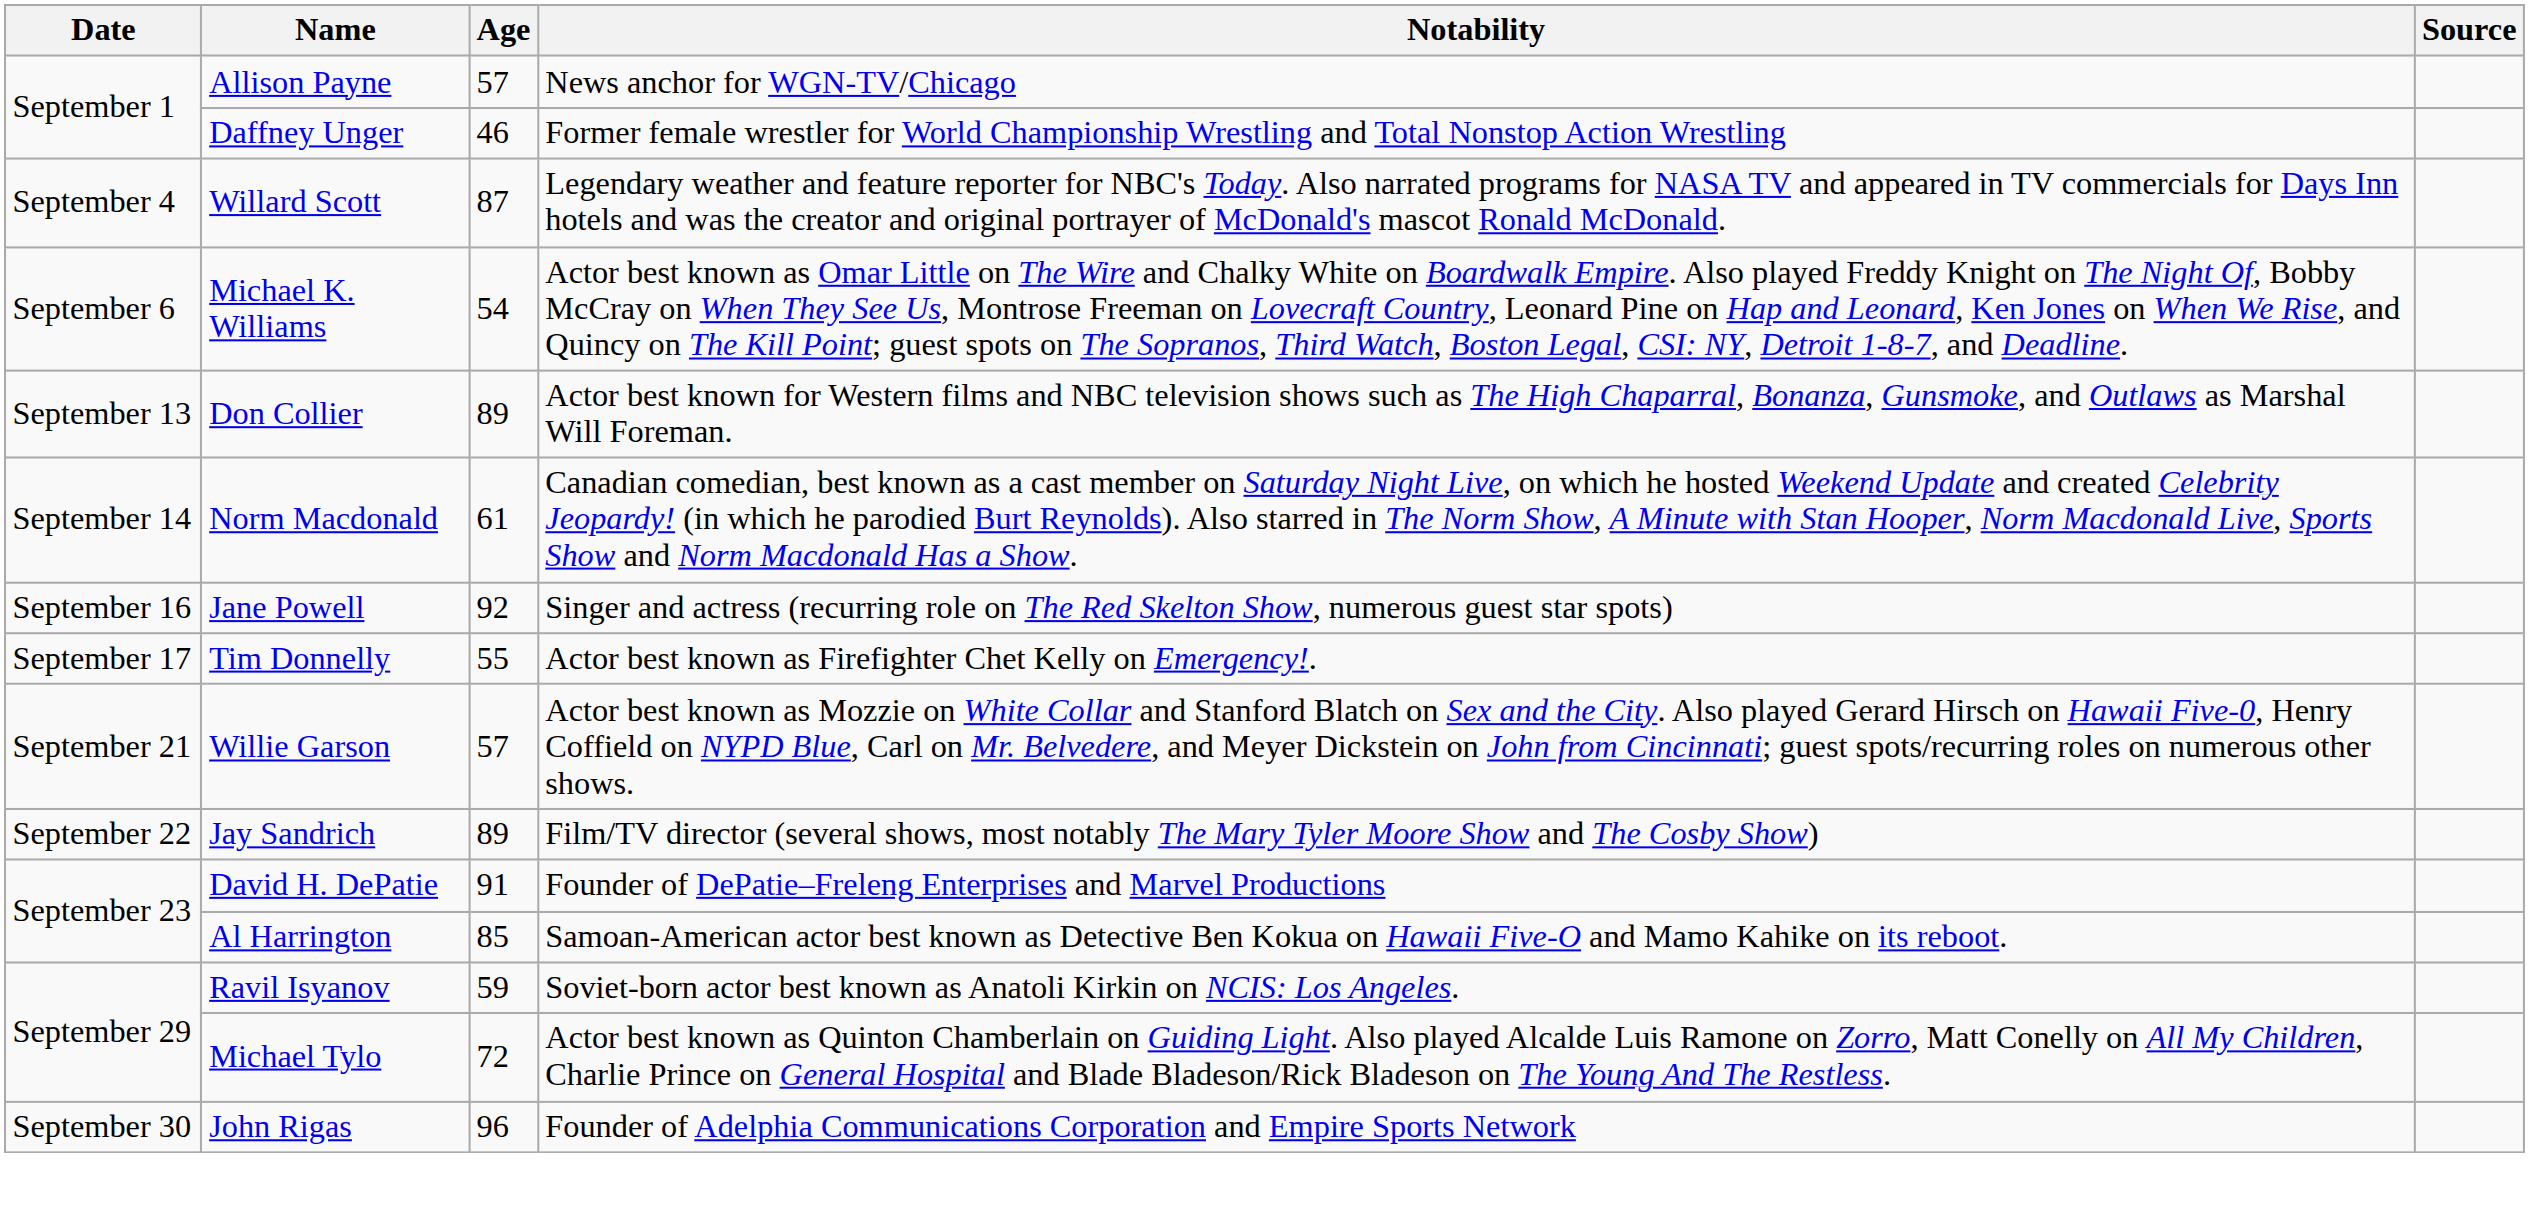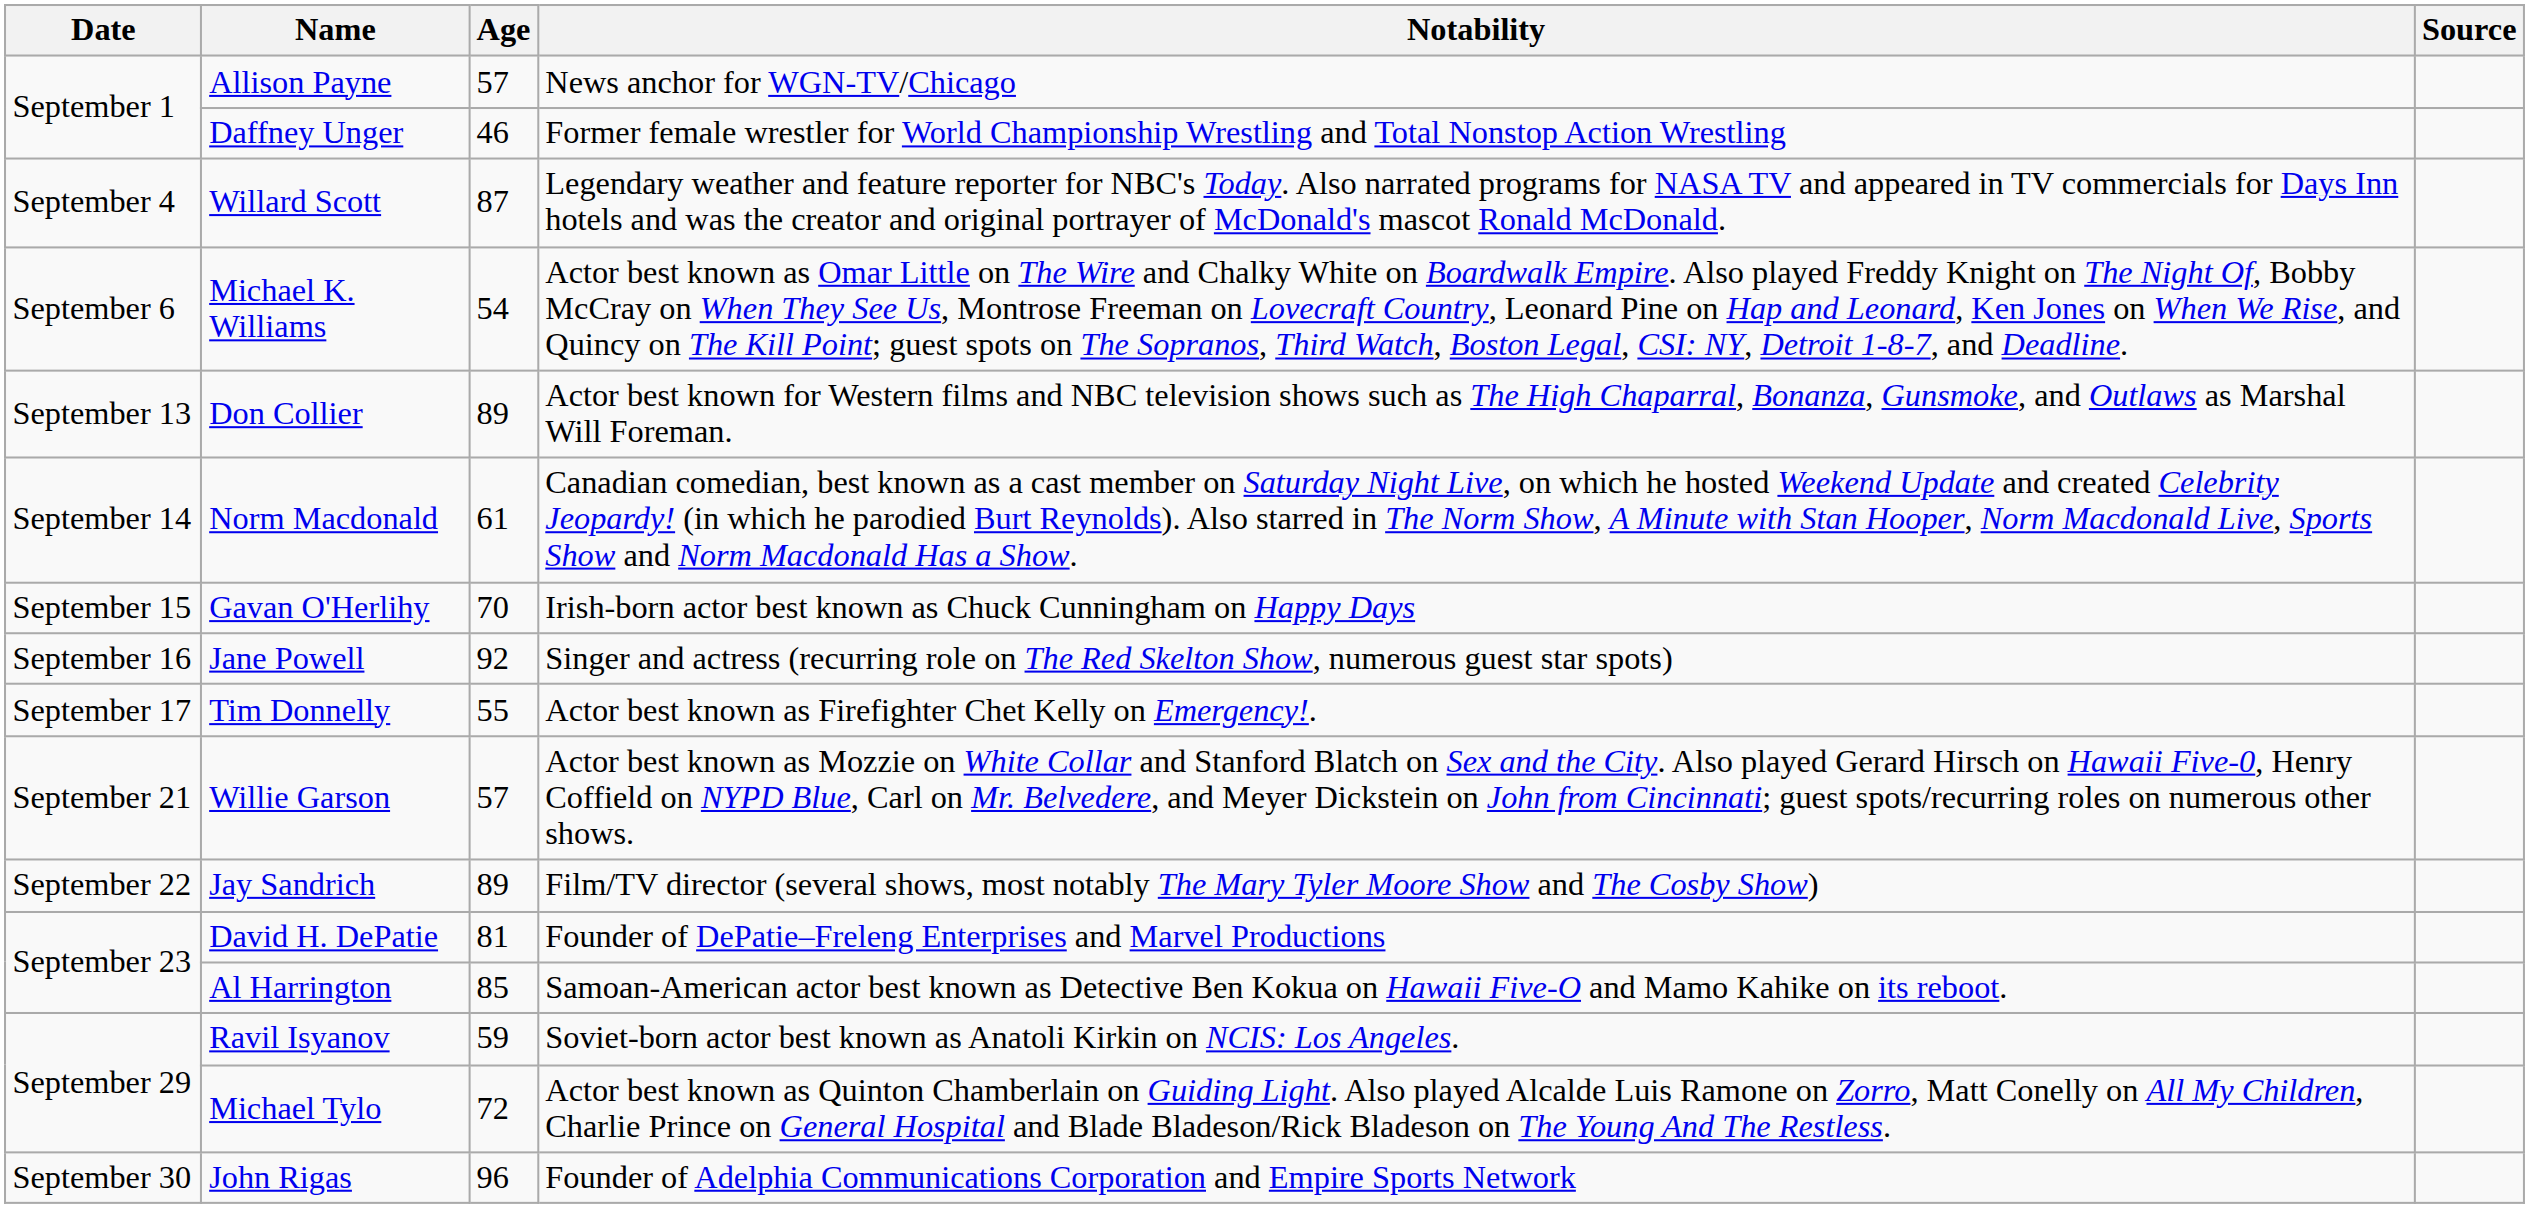+ row: (319, 607)
(493, 884) 91 -> (493, 936) 81
